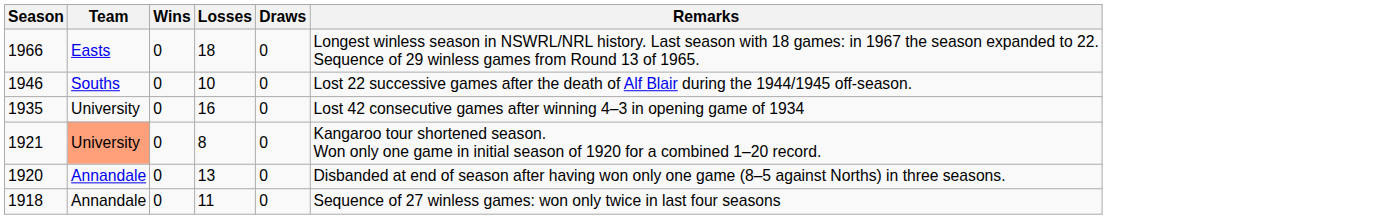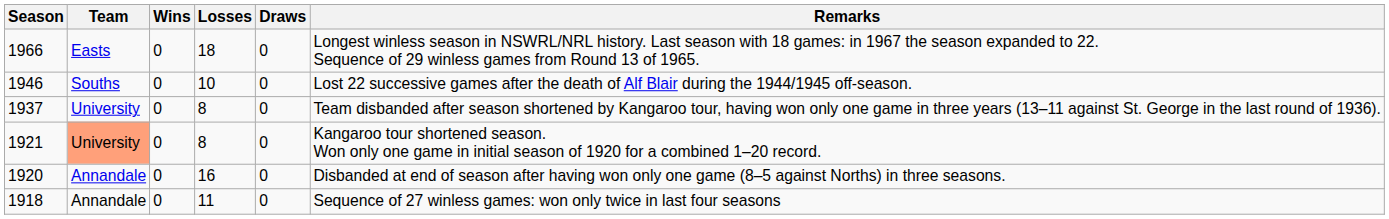+ row: (26, 109)
- row: (26, 109)
(207, 176) 13 -> (207, 176) 16
